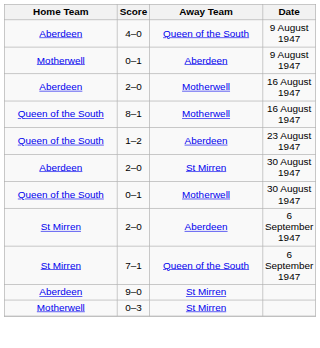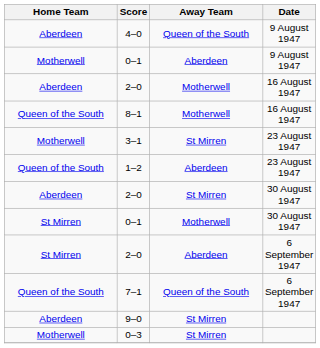+ row: (133, 141)
(61, 195) Queen of the South -> (61, 221) St Mirren
(61, 265) St Mirren -> (61, 292) Queen of the South
